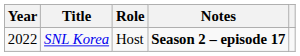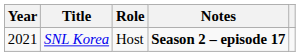(23, 39) 2022 -> (23, 39) 2021
